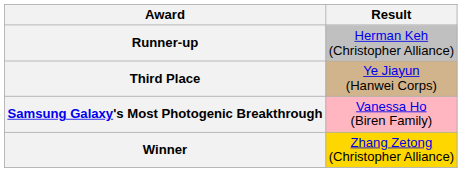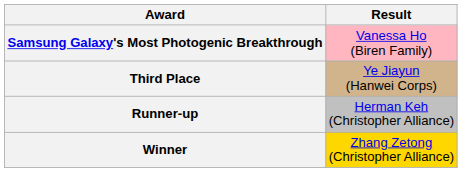rows swapped: (165, 114) <-> (165, 43)
